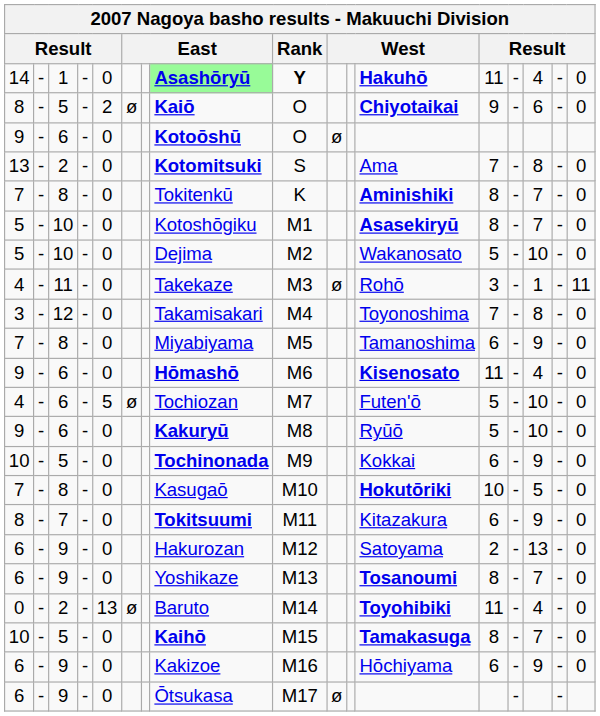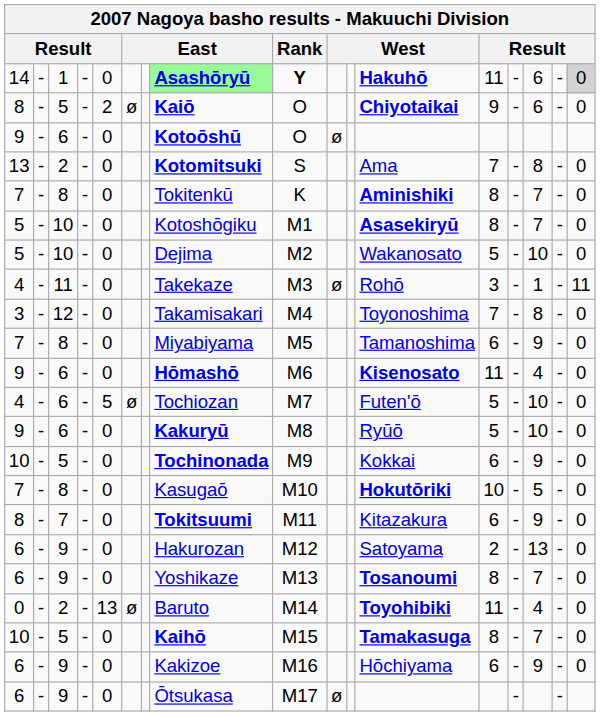(538, 78) 4 -> (538, 78) 6
(581, 78) no background -> (581, 78) lightgrey background
